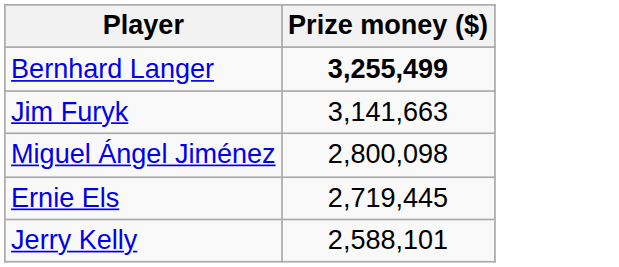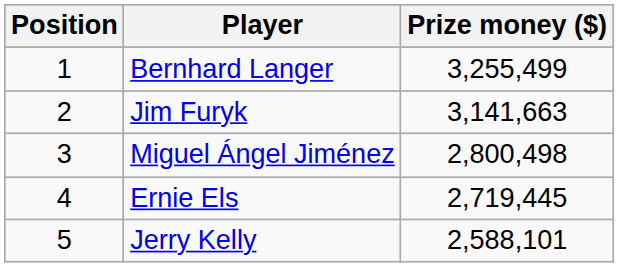+ column: (64, 25)
(388, 68) bold -> (507, 68) normal
(388, 154) 2,800,098 -> (507, 154) 2,800,498
